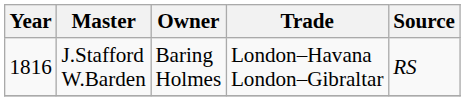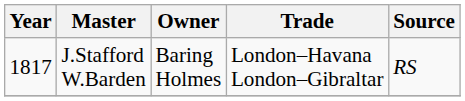(31, 66) 1816 -> (31, 66) 1817
